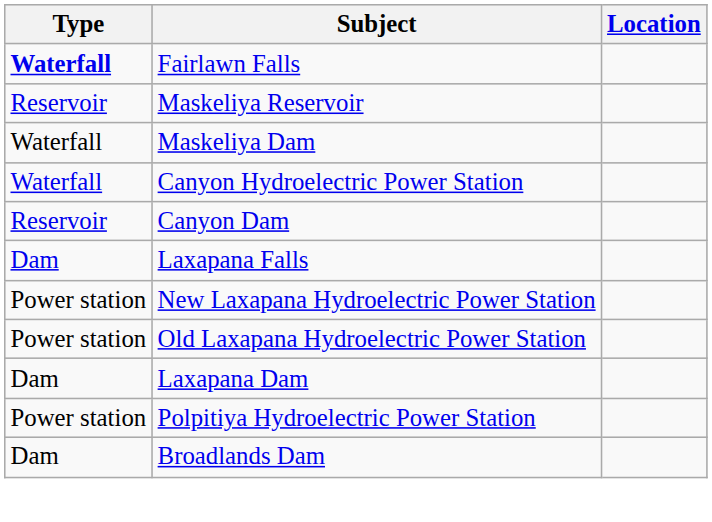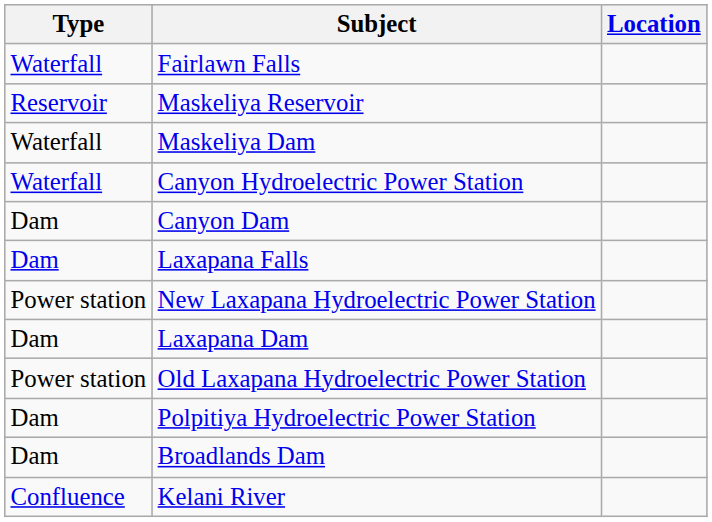(61, 63) bold -> (56, 63) normal
(59, 220) Reservoir -> (35, 220) Dam
rows swapped: (372, 338) <-> (233, 378)
(78, 417) Power station -> (35, 417) Dam
+ row: (221, 496)
